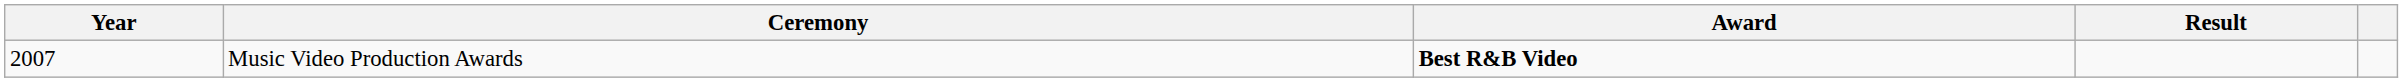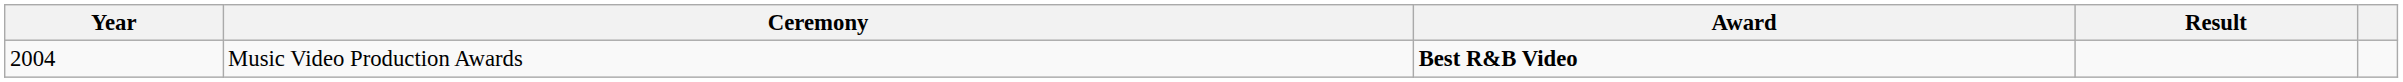(33, 58) 2007 -> (33, 58) 2004
